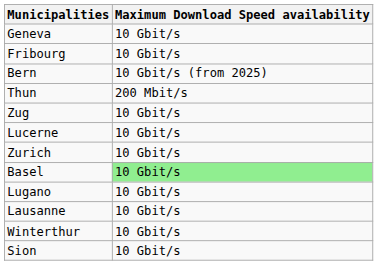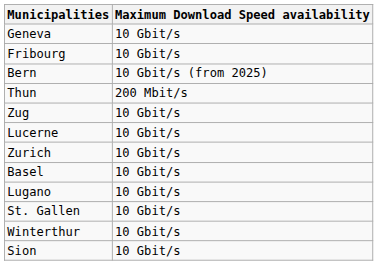(148, 172) lightgreen background -> (148, 172) no background
+ row: (44, 211)
- row: (36, 211)
